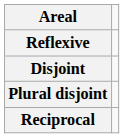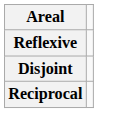- row: (58, 94)
